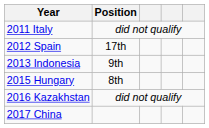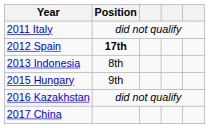(116, 47) normal -> (116, 47) bold
(116, 64) 9th -> (116, 64) 8th
(116, 81) 8th -> (116, 81) 9th
